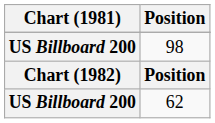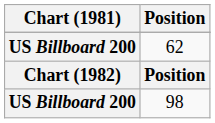rows swapped: (175, 46) <-> (175, 103)
